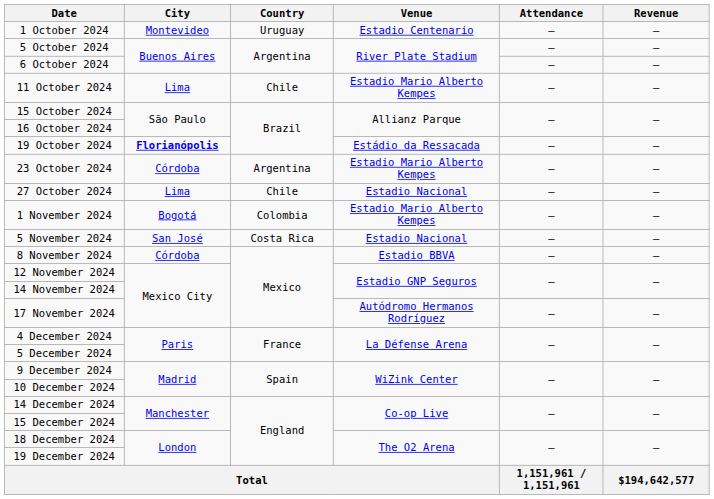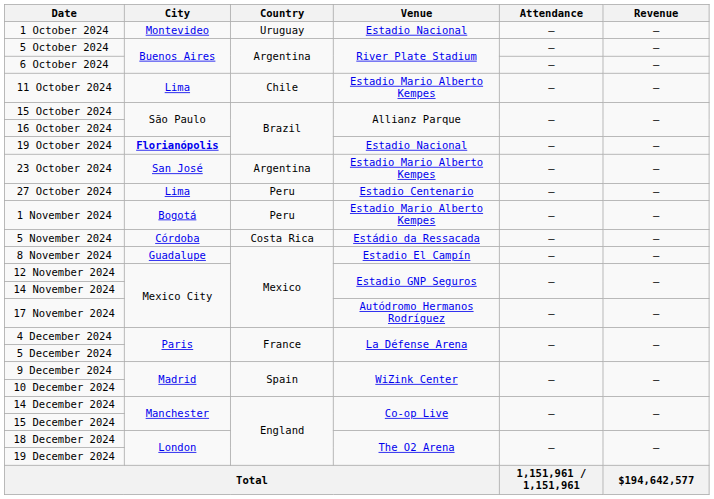(417, 30) Estadio Centenario -> (417, 30) Estadio Nacional
(417, 145) Estádio da Ressacada -> (417, 145) Estadio Nacional
(177, 169) Córdoba -> (177, 169) San José
(282, 192) Chile -> (282, 192) Peru
(417, 192) Estadio Nacional -> (417, 192) Estadio Centenario
(282, 215) Colombia -> (282, 215) Peru
(177, 238) San José -> (177, 238) Córdoba
(417, 238) Estadio Nacional -> (417, 238) Estádio da Ressacada
(177, 255) Córdoba -> (177, 255) Guadalupe
(417, 255) Estadio BBVA -> (417, 255) Estadio El Campín
